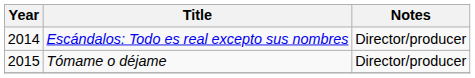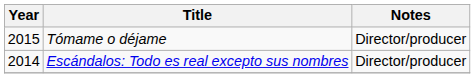rows swapped: (197, 38) <-> (106, 61)
